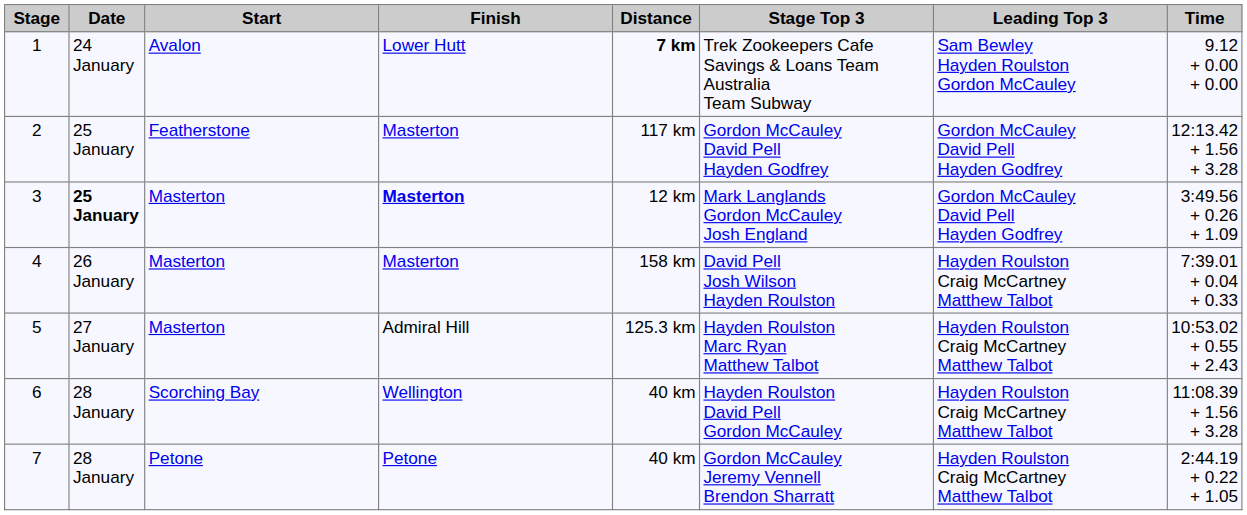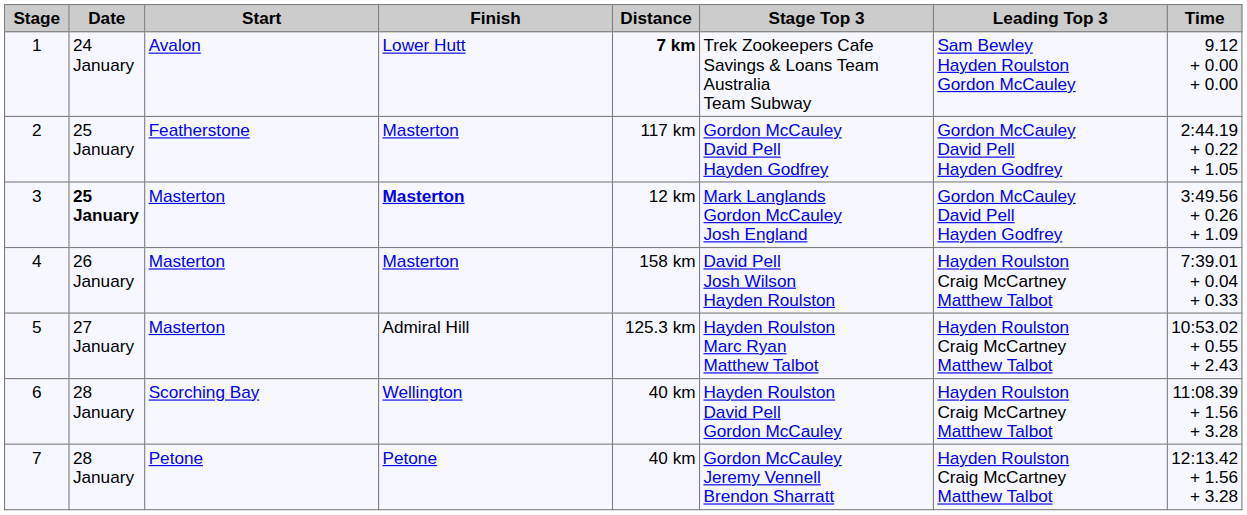(1205, 149) 12:13.42 + 1.56 + 3.28 -> (1209, 149) 2:44.19 + 0.22 + 1.05
(1209, 477) 2:44.19 + 0.22 + 1.05 -> (1205, 477) 12:13.42 + 1.56 + 3.28
